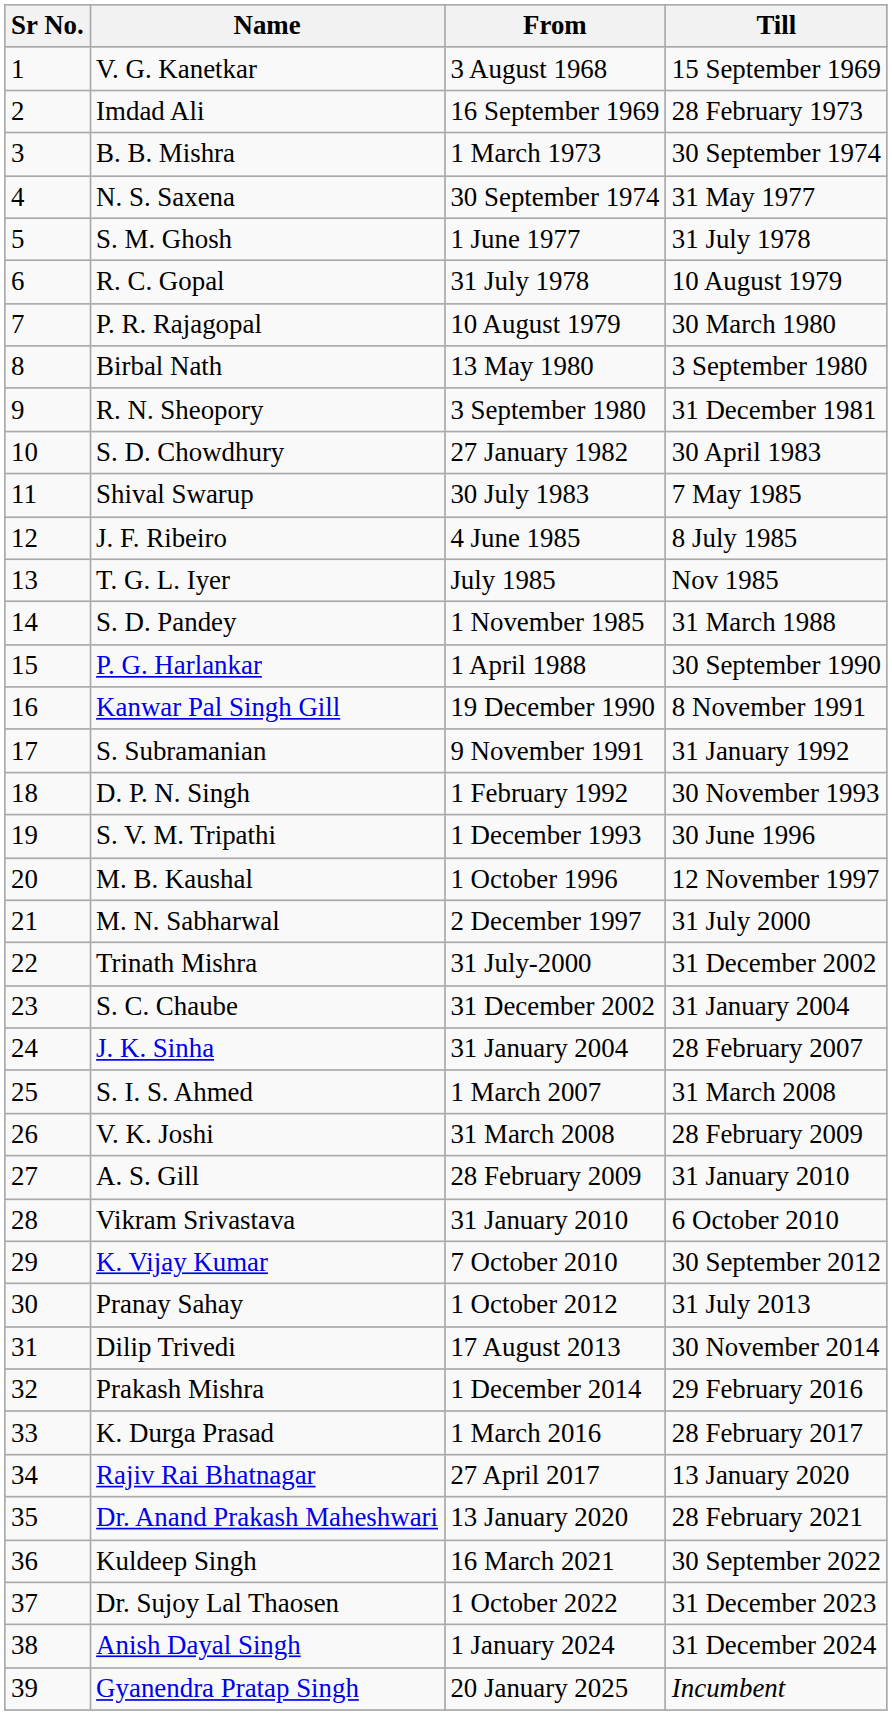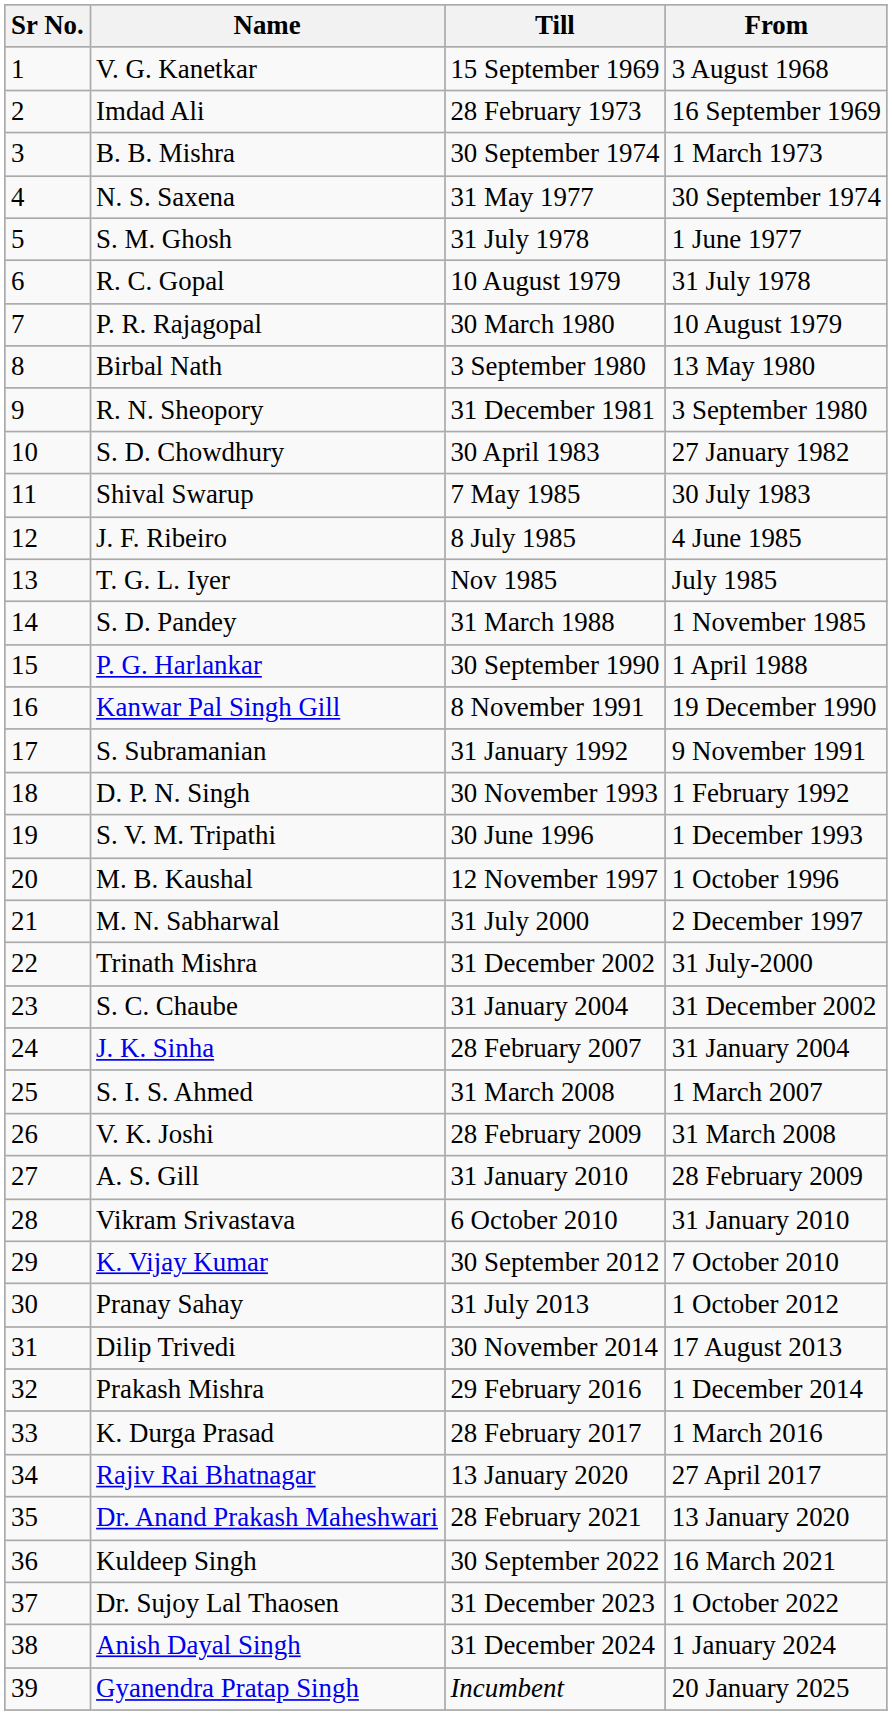columns swapped: (555, 25) <-> (776, 25)
